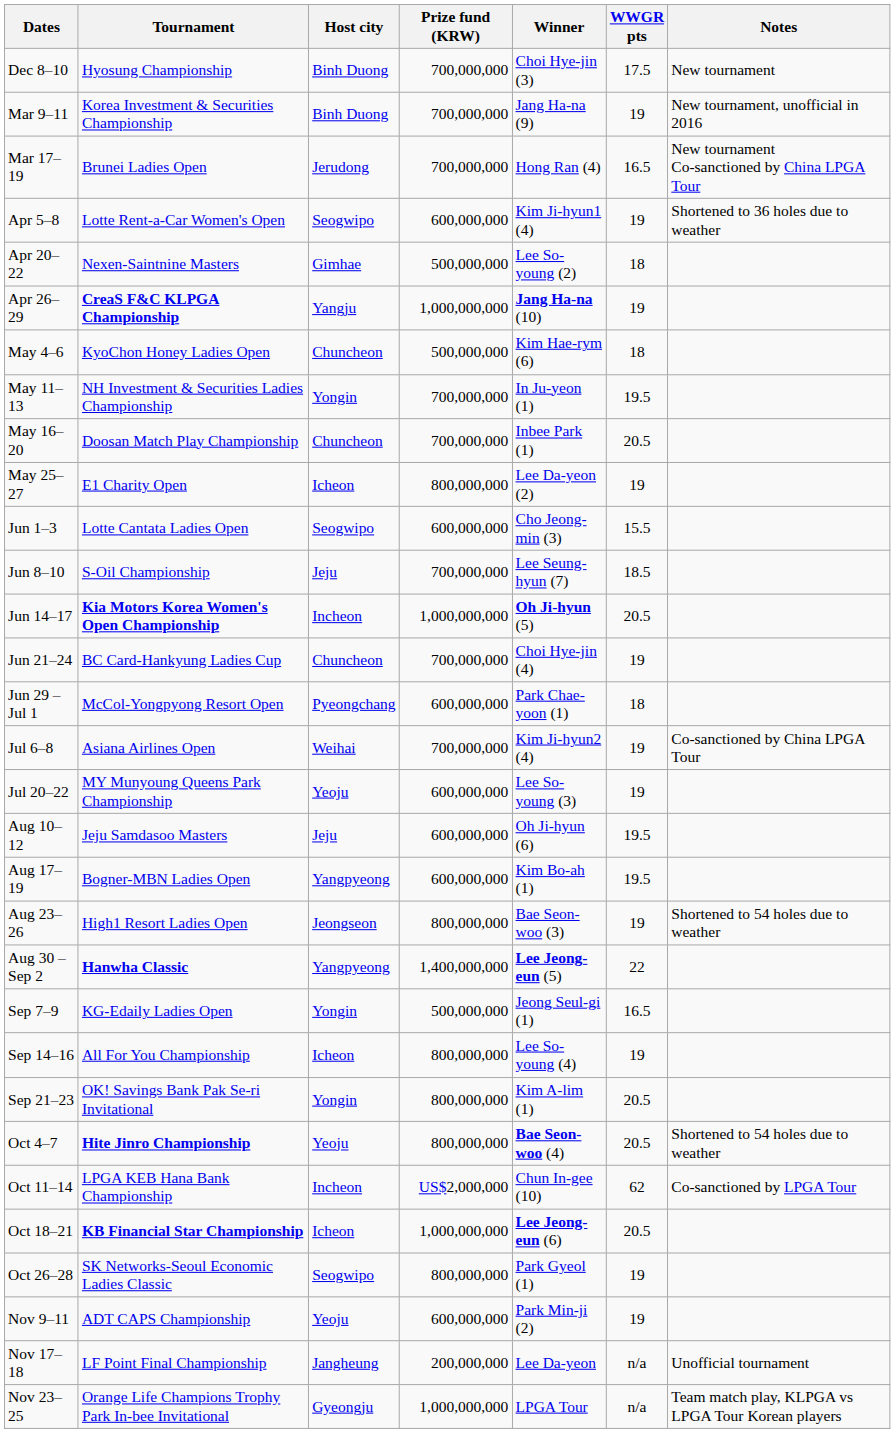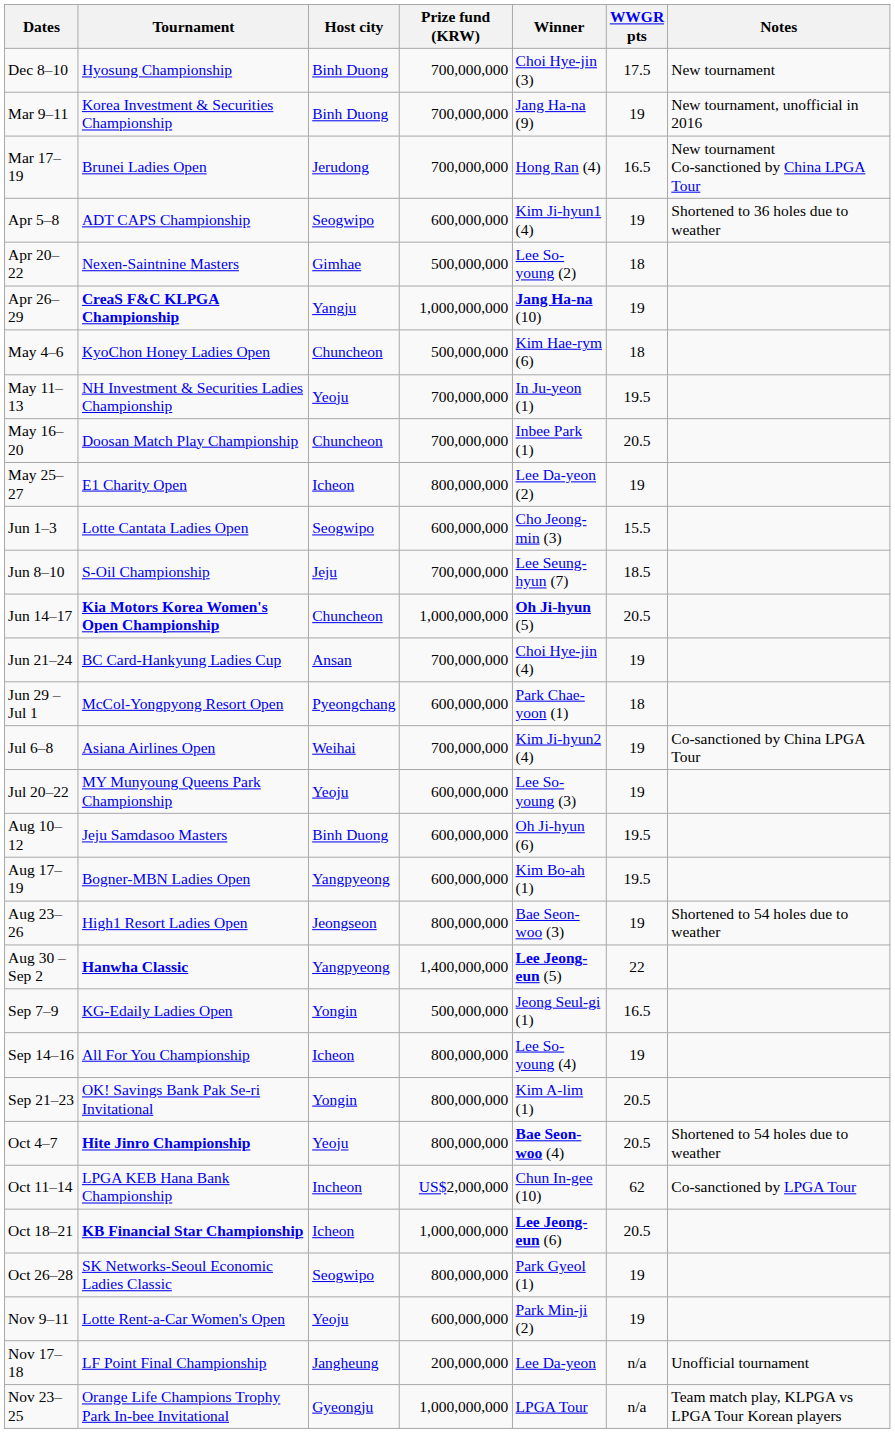(183, 220) Lotte Rent-a-Car Women's Open -> (166, 220) ADT CAPS Championship
(335, 396) Yongin -> (330, 396) Yeoju
(337, 616) Incheon -> (347, 616) Chuncheon
(347, 659) Chuncheon -> (332, 659) Ansan
(325, 835) Jeju -> (350, 835) Binh Duong
(166, 1318) ADT CAPS Championship -> (183, 1318) Lotte Rent-a-Car Women's Open
